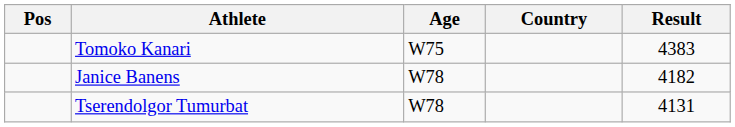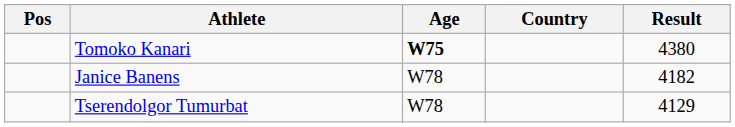(426, 48) normal -> (426, 48) bold
(676, 48) 4383 -> (677, 48) 4380
(676, 106) 4131 -> (677, 106) 4129
